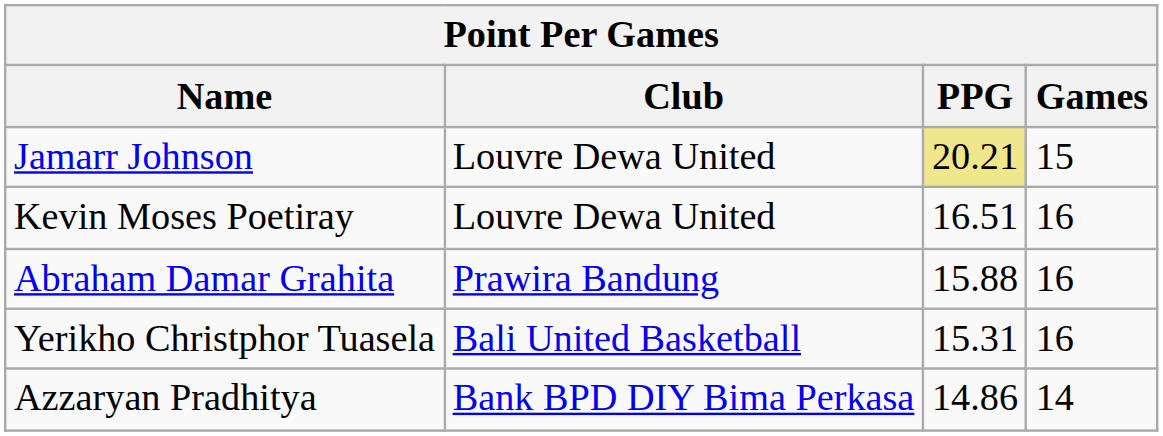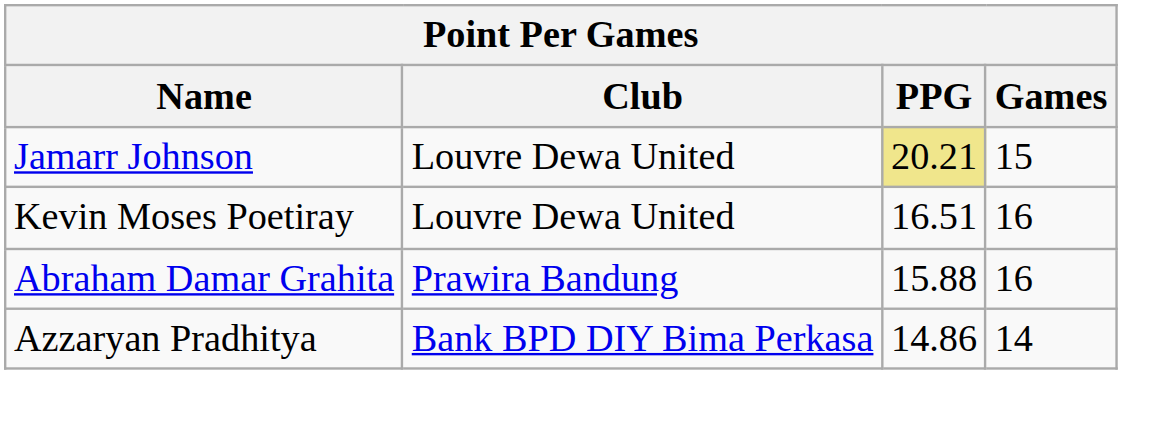- row: (225, 338)
